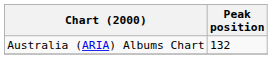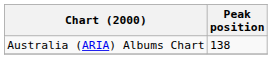(220, 45) 132 -> (220, 45) 138
